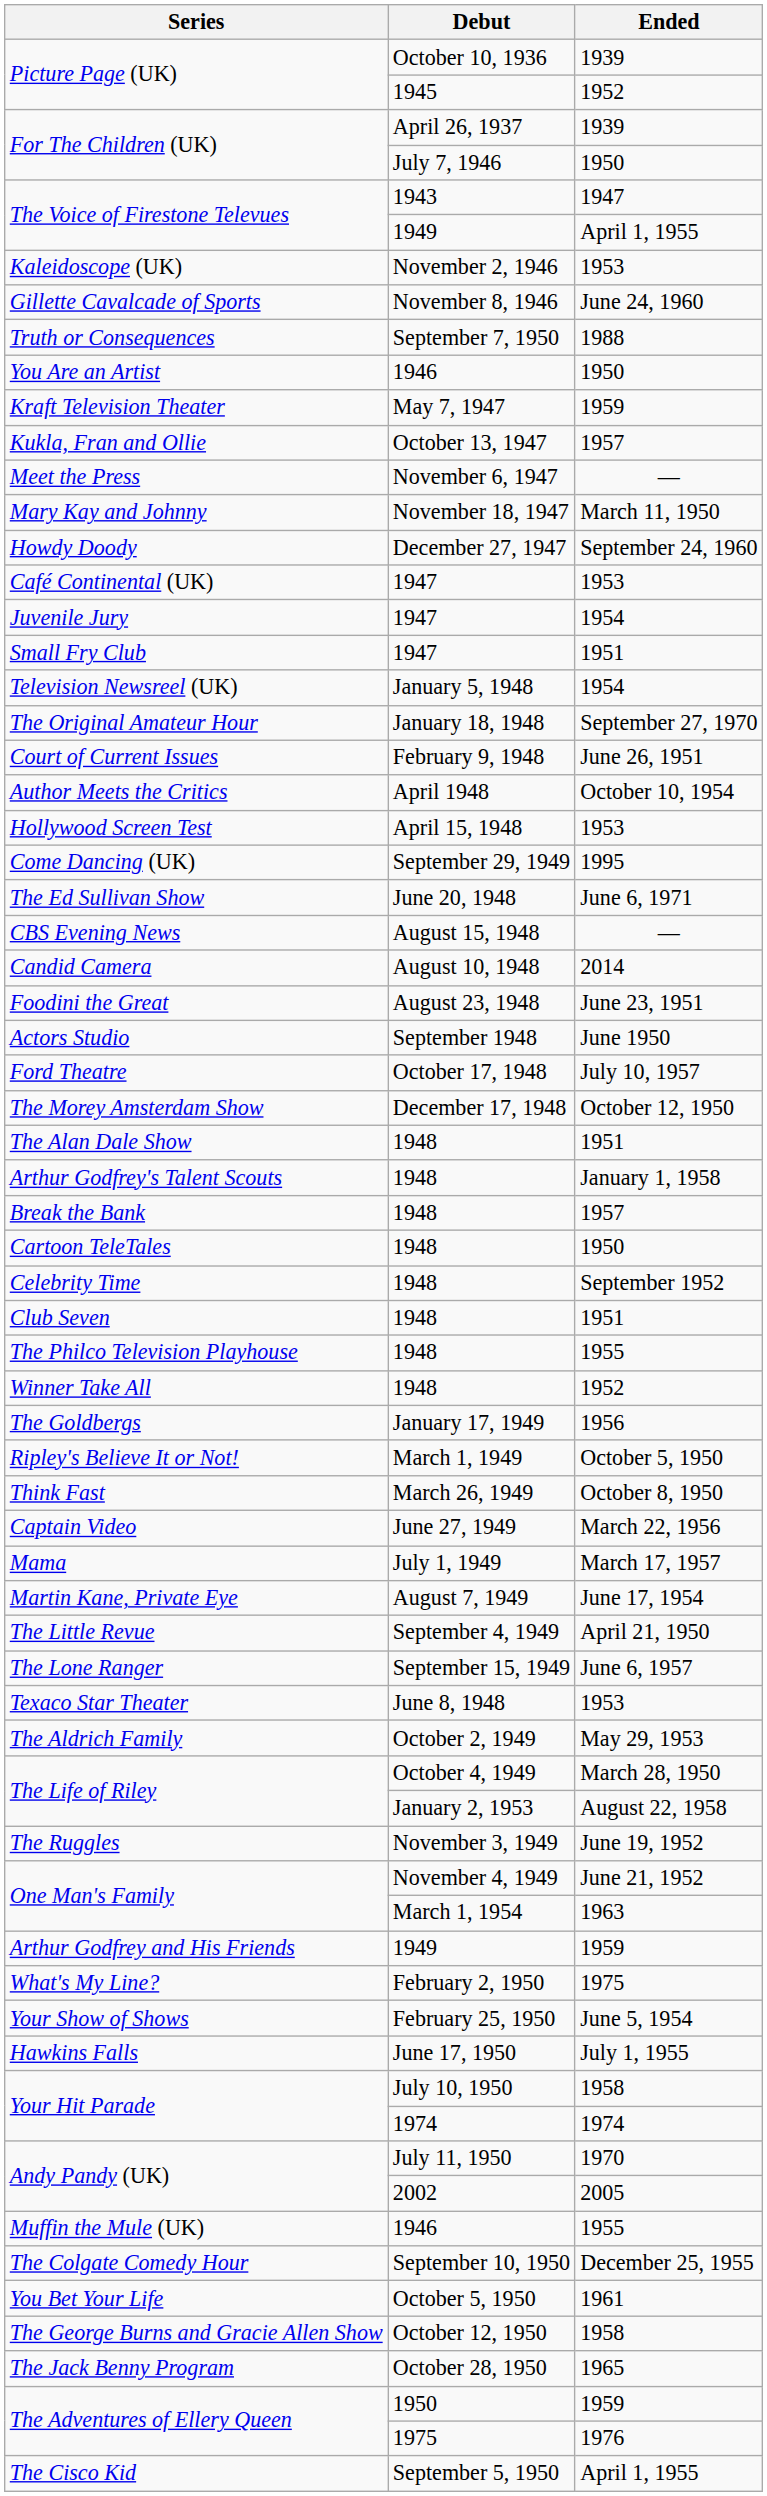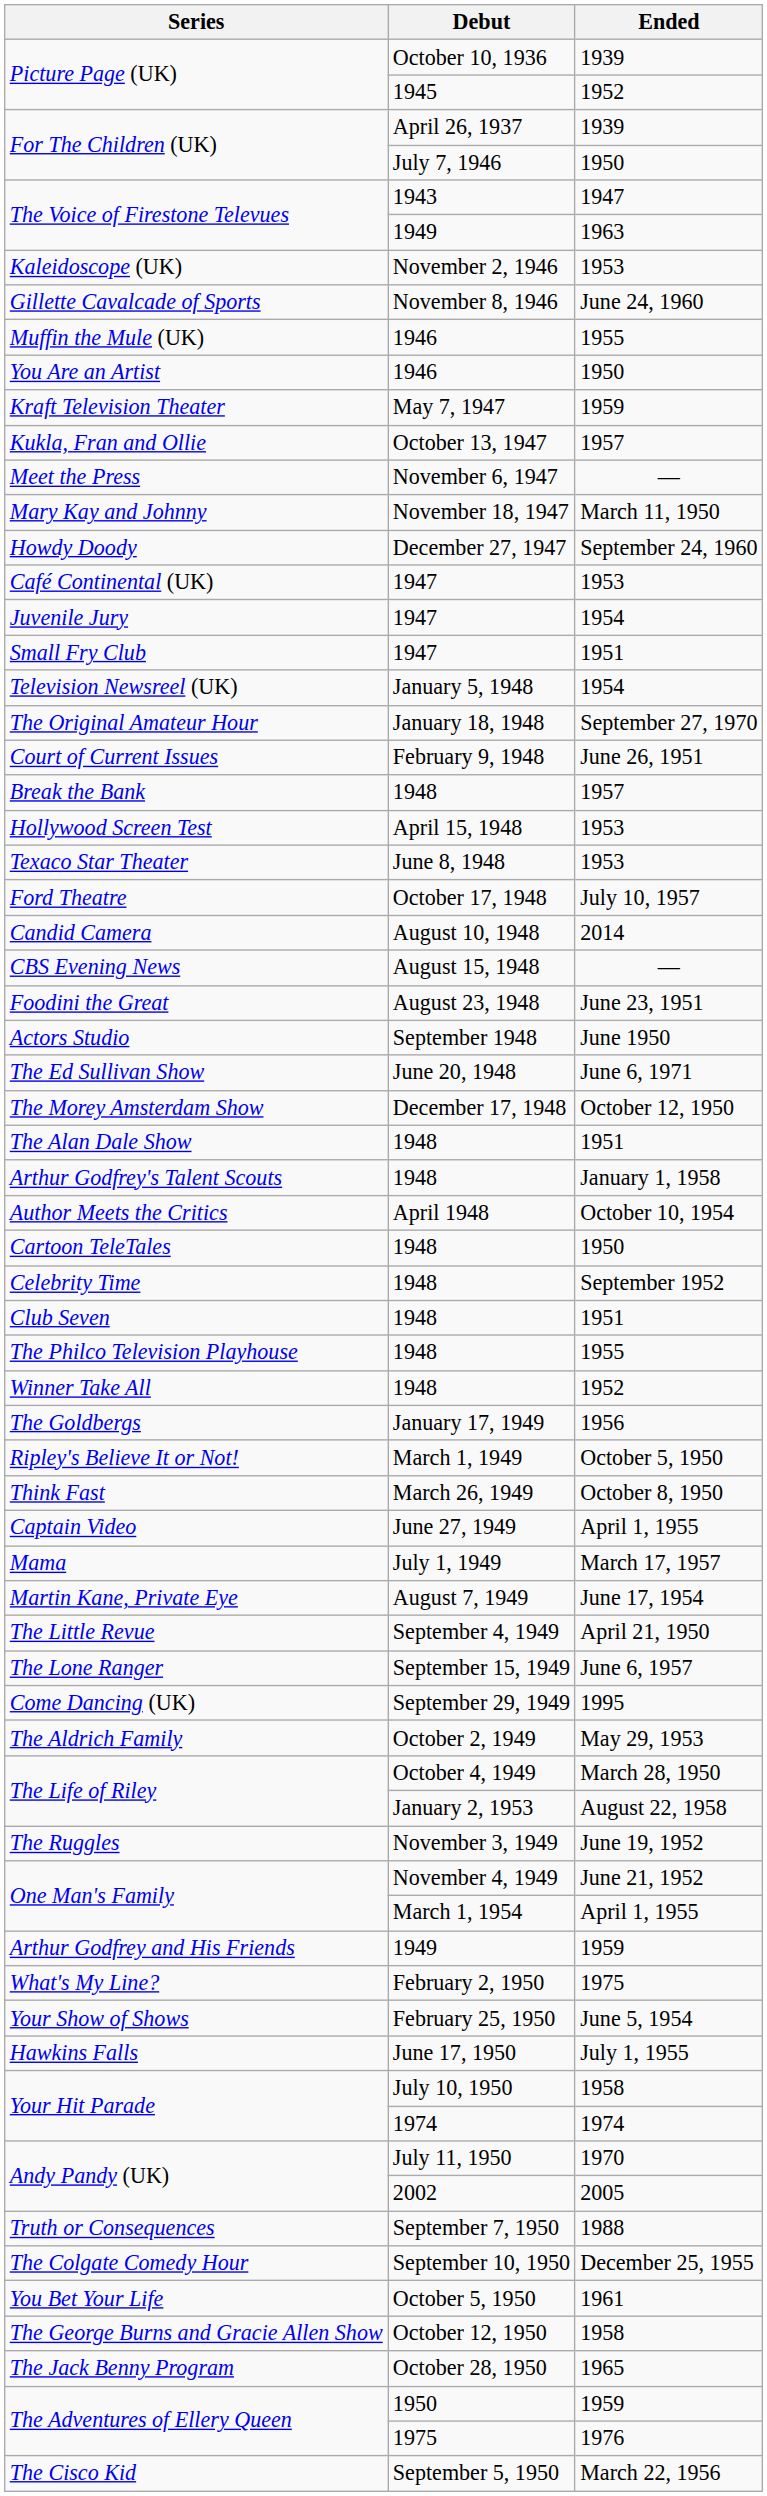(639, 232) April 1, 1955 -> (602, 232) 1963
rows swapped: (107, 2228) <-> (112, 337)
rows swapped: (119, 792) <-> (77, 1212)
rows swapped: (99, 1702) <-> (102, 862)
rows swapped: (107, 897) <-> (68, 1072)
rows swapped: (81, 967) <-> (95, 932)
(650, 1527) March 22, 1956 -> (639, 1527) April 1, 1955
(602, 1912) 1963 -> (639, 1912) April 1, 1955
(639, 2473) April 1, 1955 -> (650, 2473) March 22, 1956
